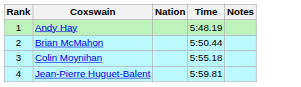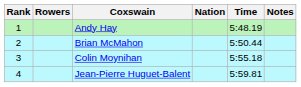+ column: (53, 12)
